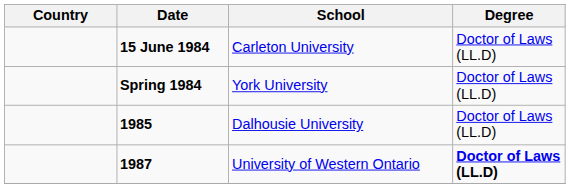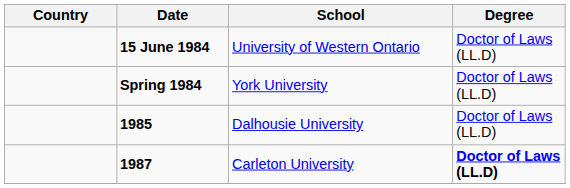(293, 46) Carleton University -> (326, 46) University of Western Ontario
(326, 163) University of Western Ontario -> (293, 163) Carleton University
